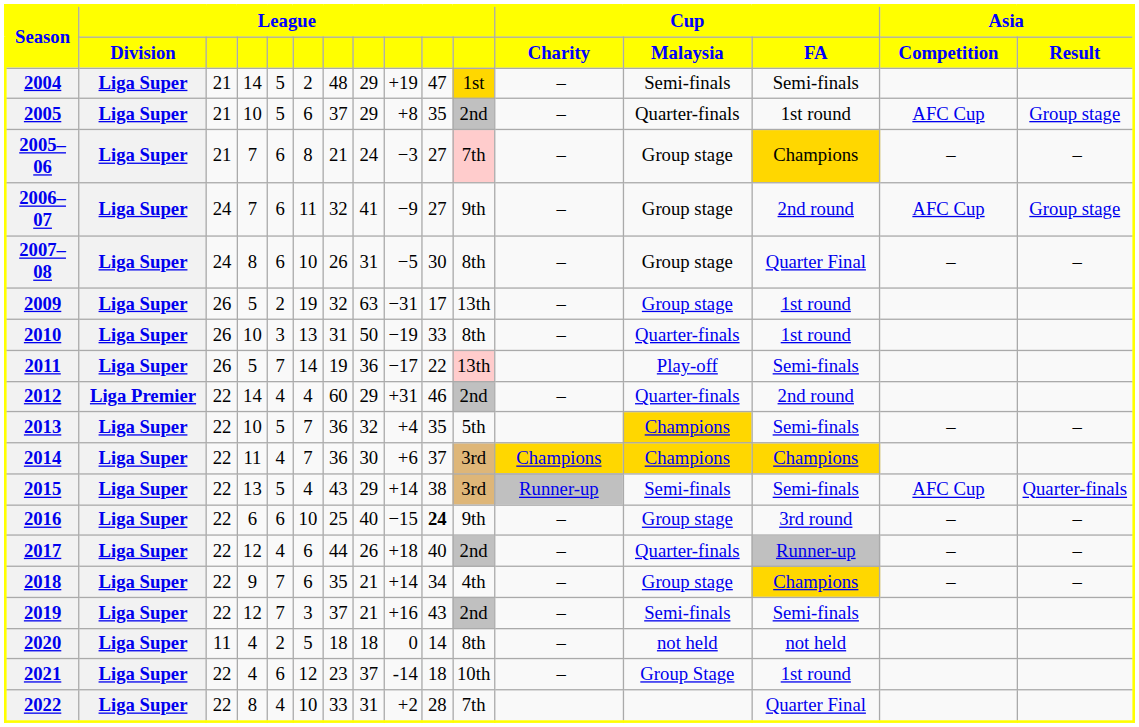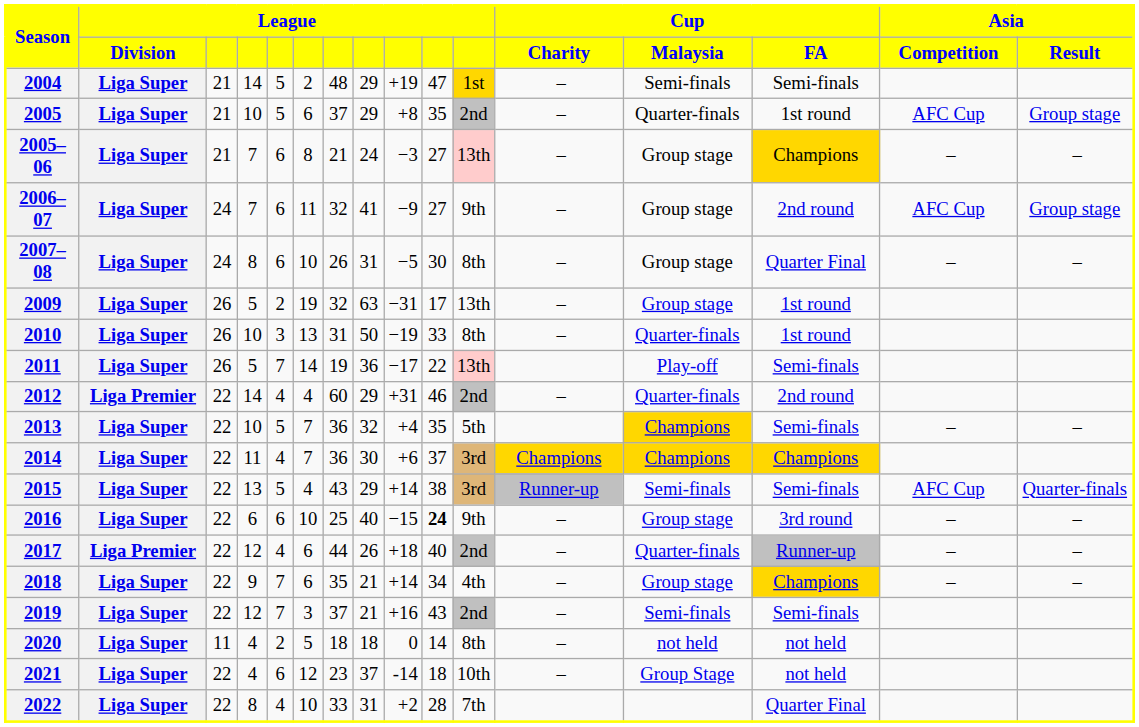(474, 156) 7th -> (474, 156) 13th
(143, 551) Liga Super -> (143, 551) Liga Premier
(816, 674) 1st round -> (816, 674) not held
